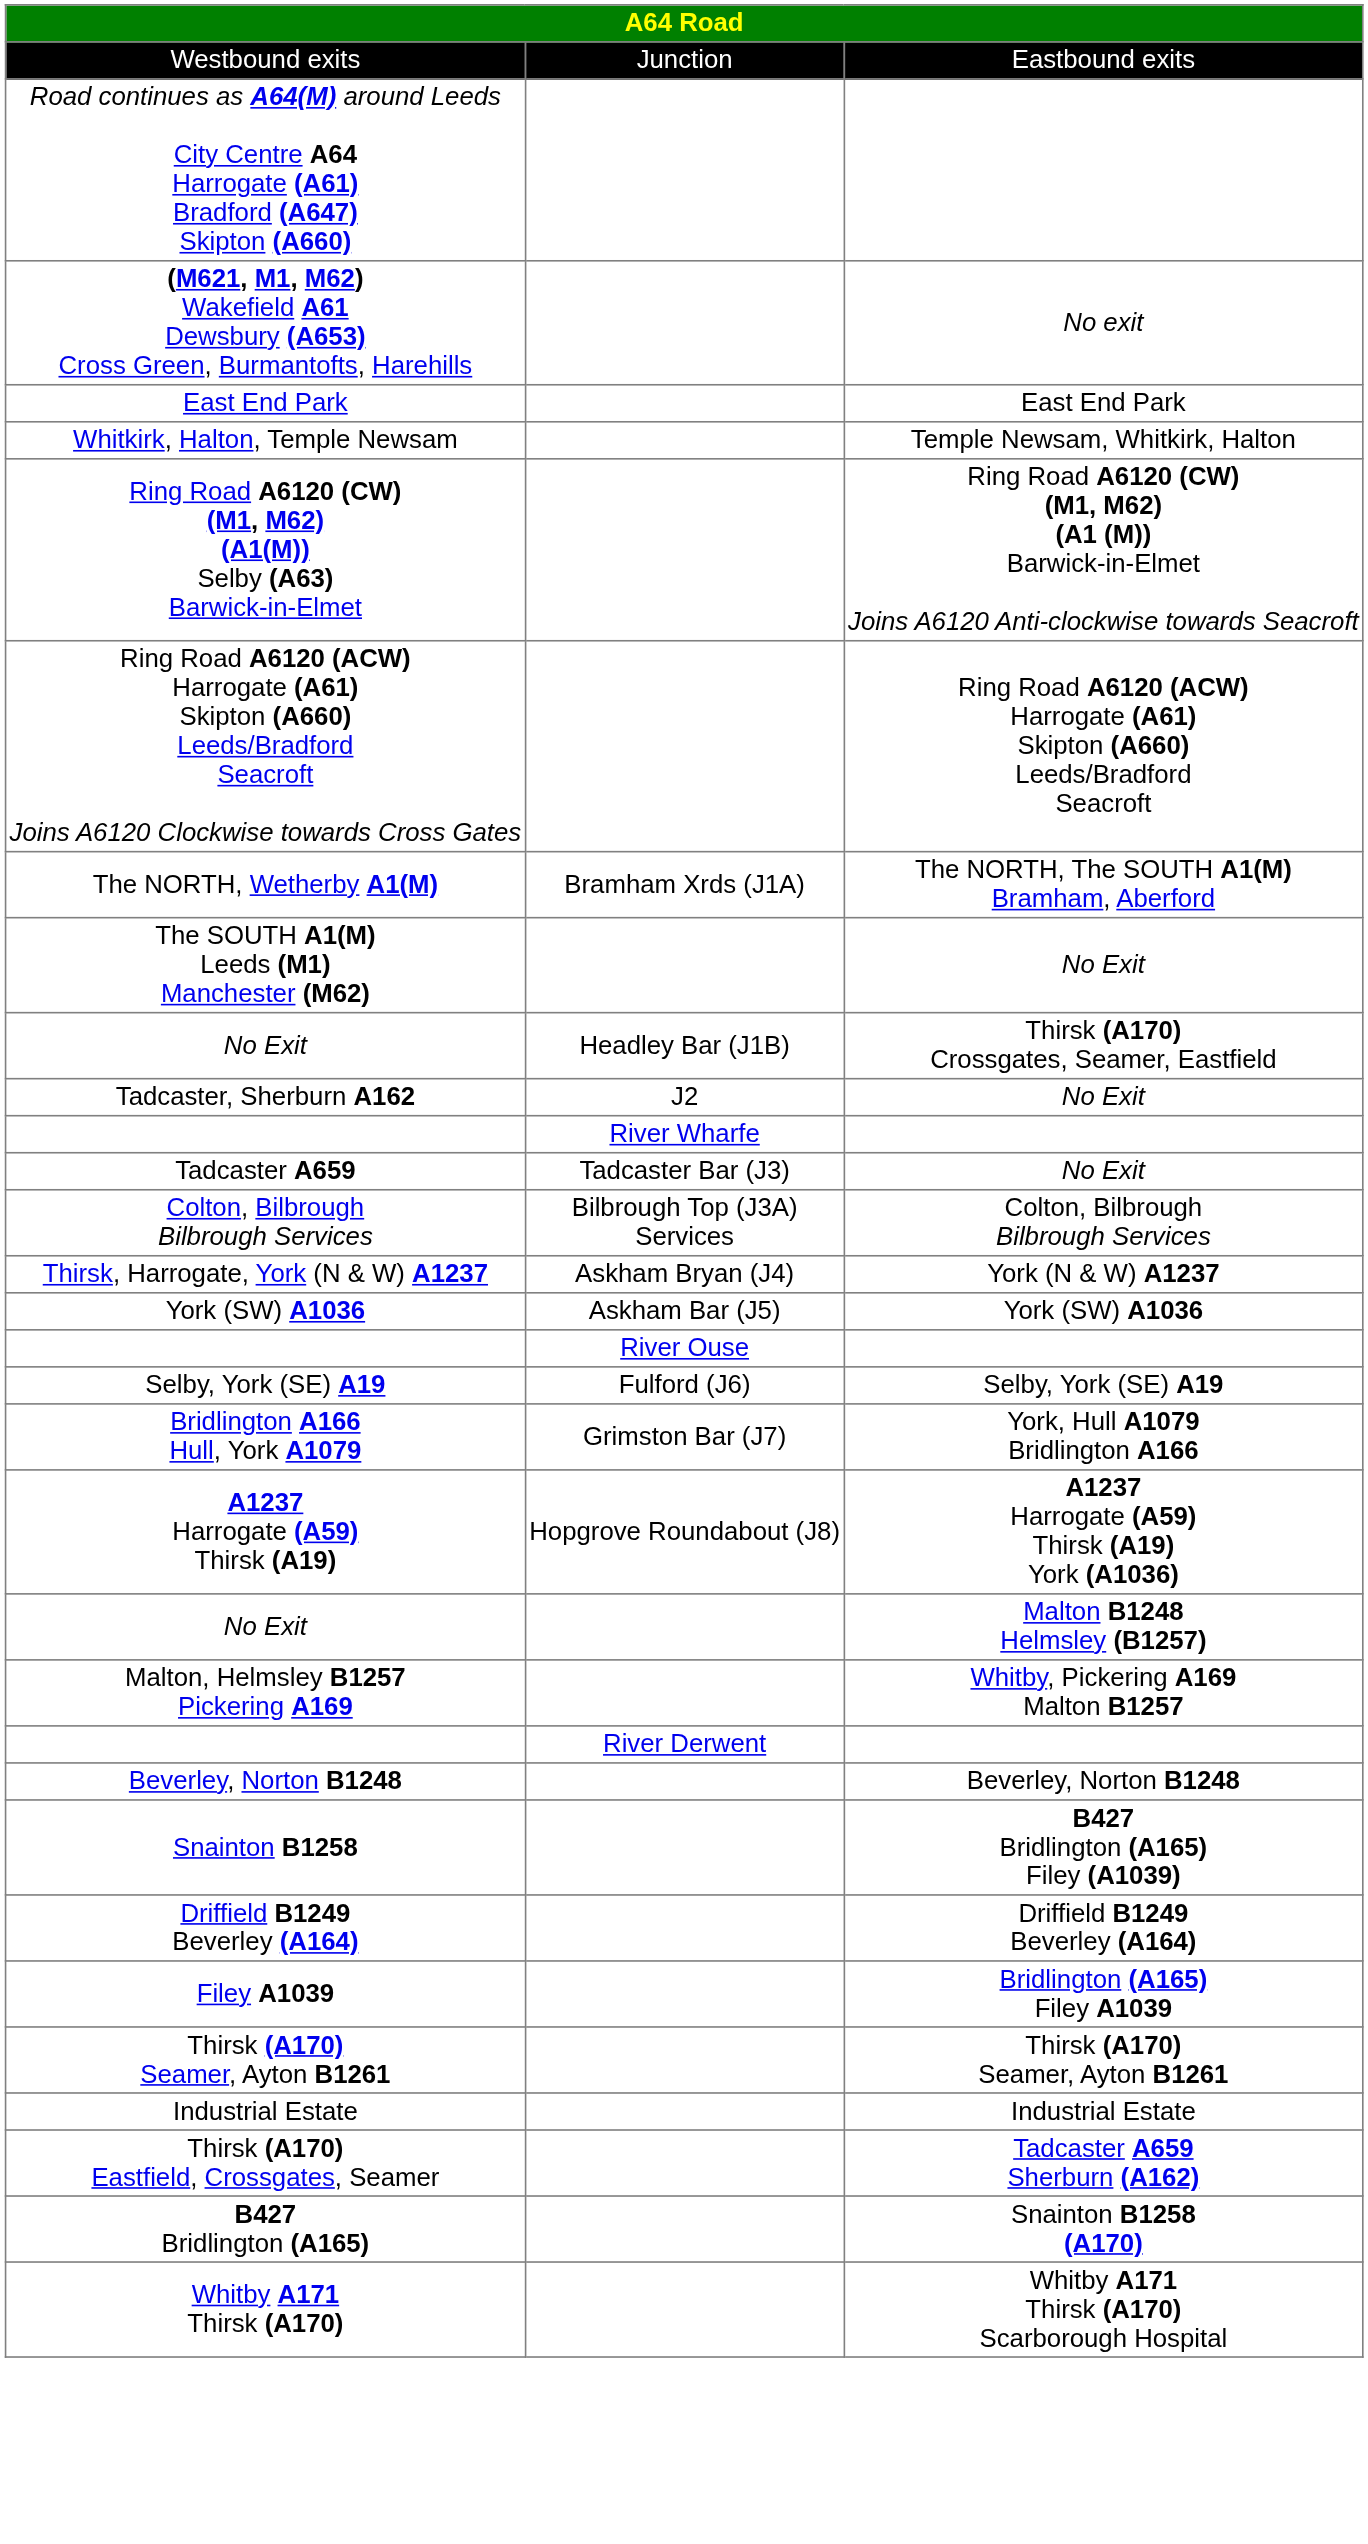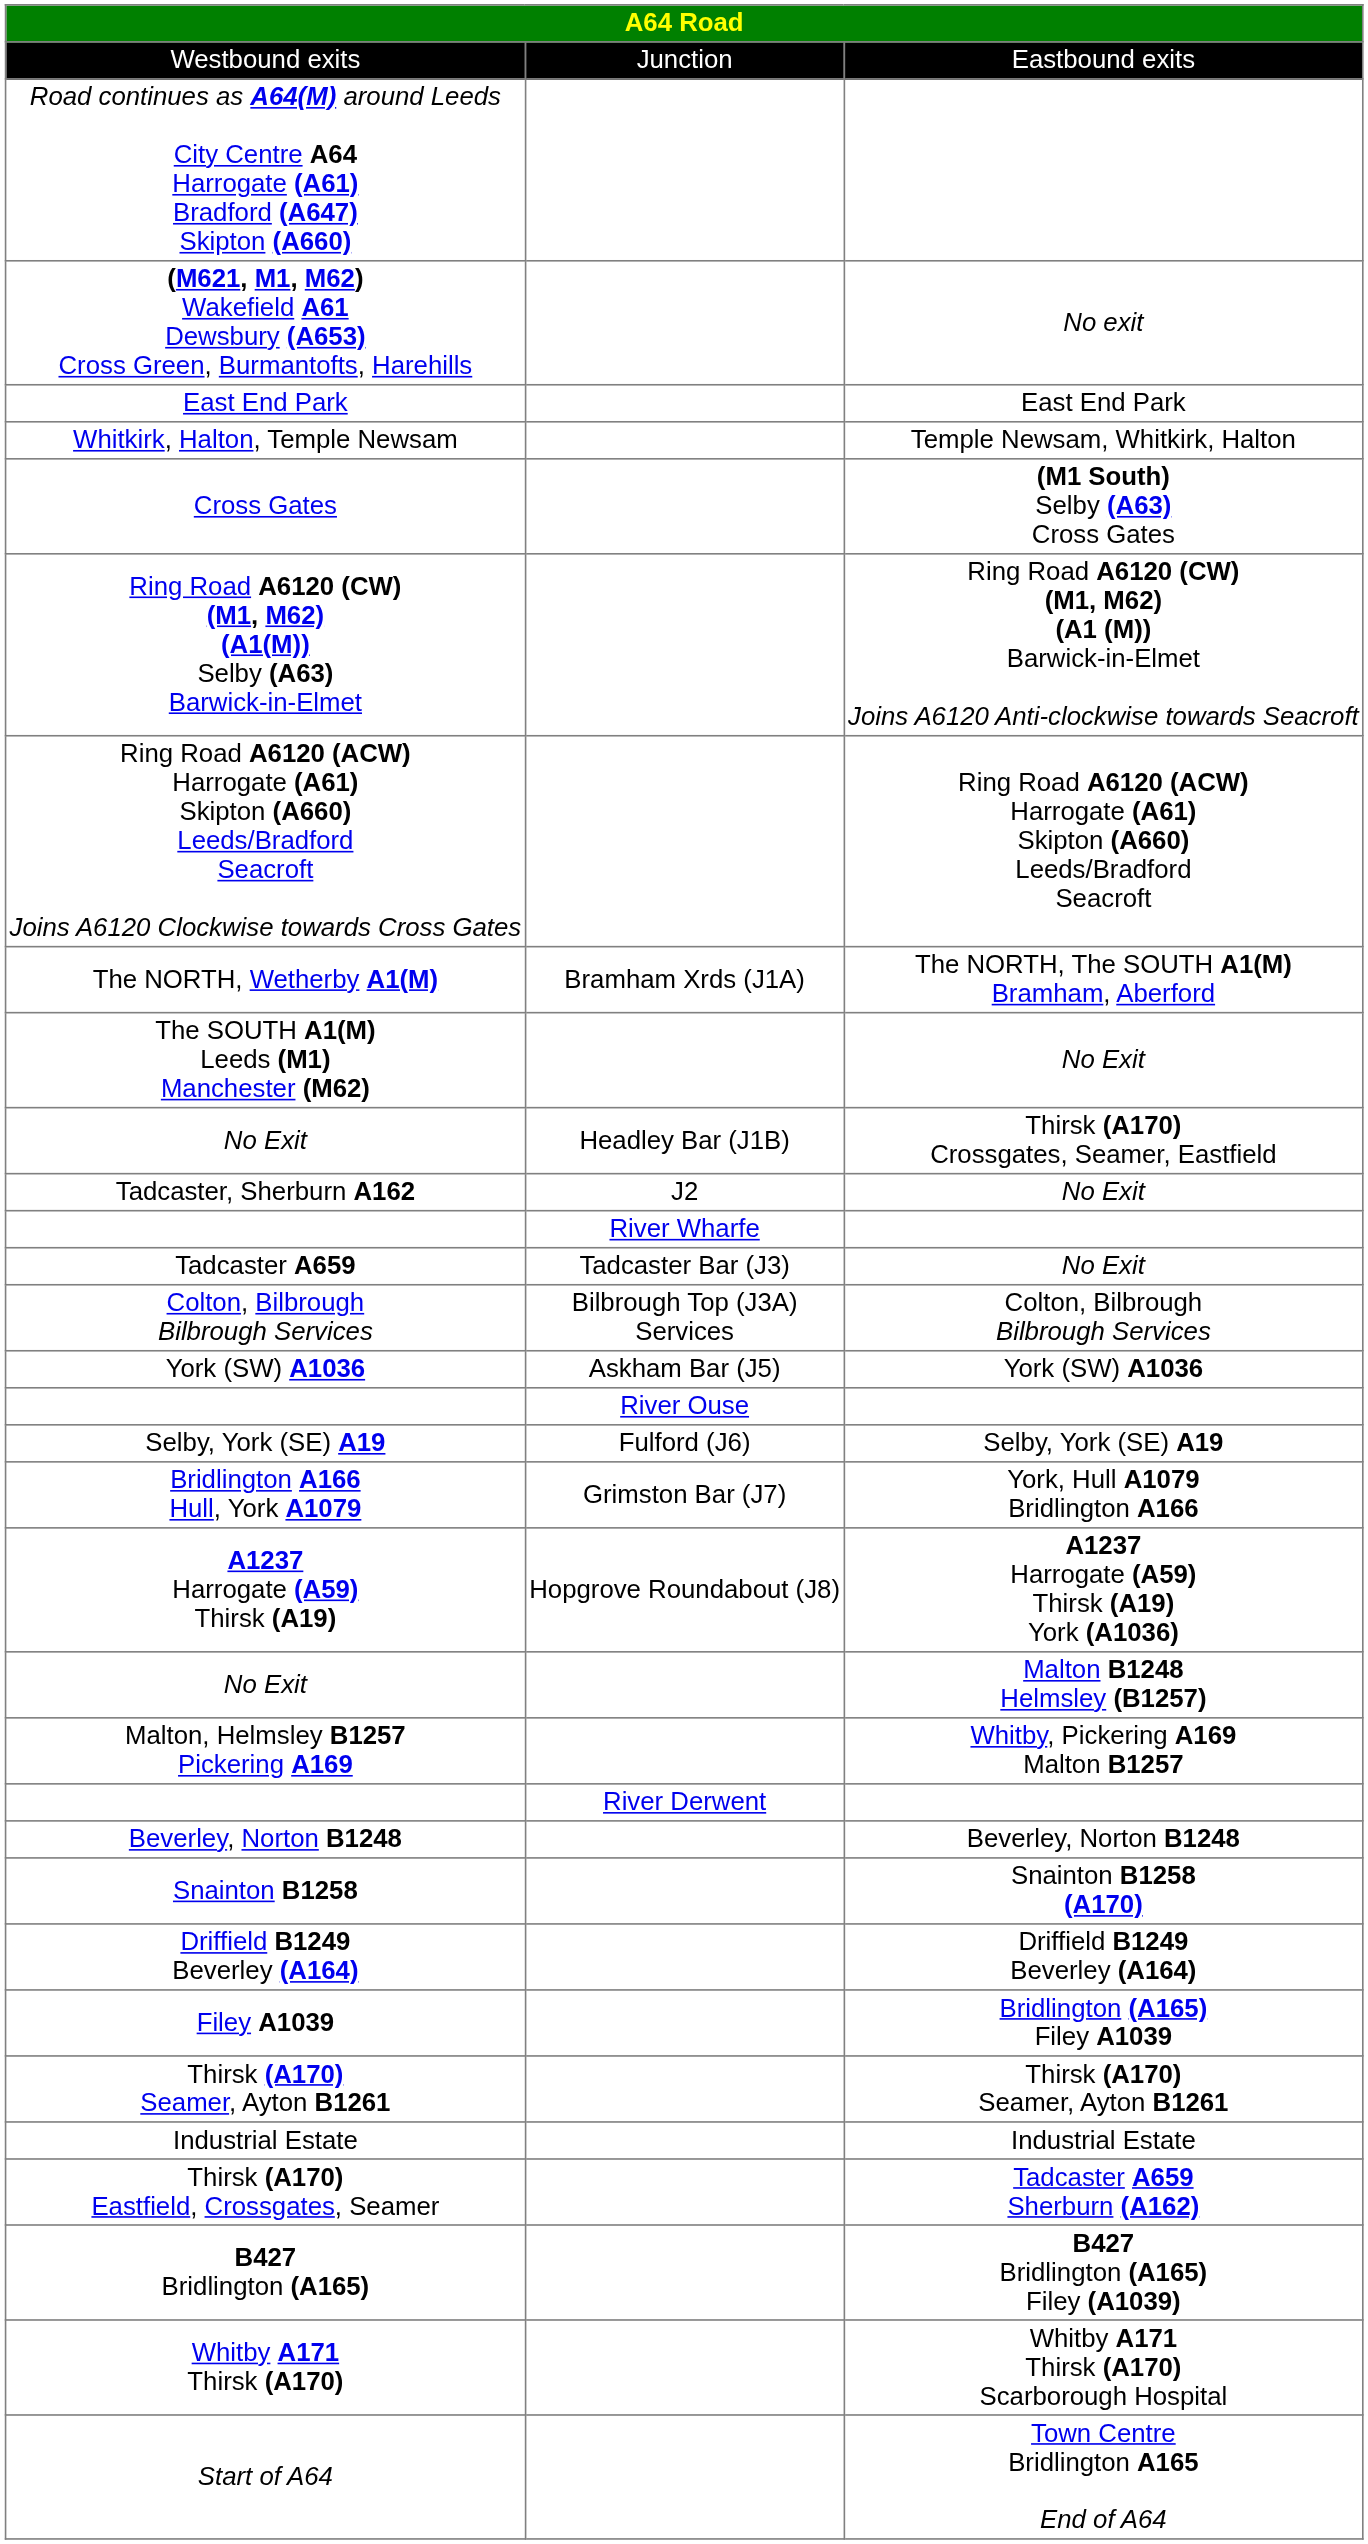+ row: (265, 506)
- row: (265, 1273)
(1103, 1847) B427 Bridlington (A165) Filey (A1039) -> (1103, 1890) Snainton B1258 (A170)
(1103, 2228) Snainton B1258 (A170) -> (1103, 2272) B427 Bridlington (A165) Filey (A1039)
+ row: (265, 2476)
